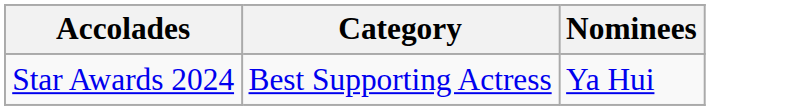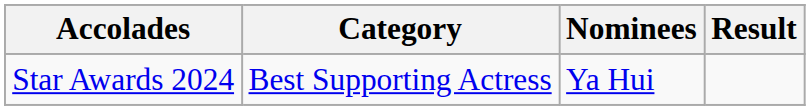+ column: (754, 29)
